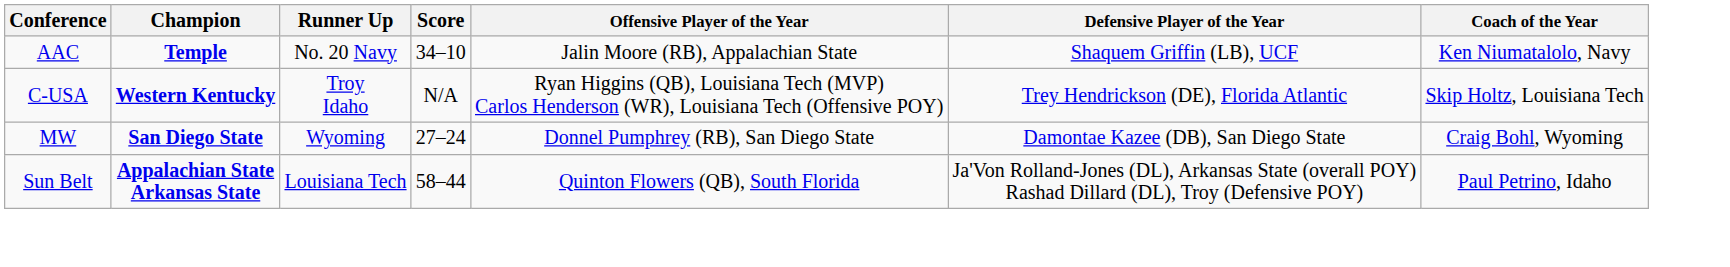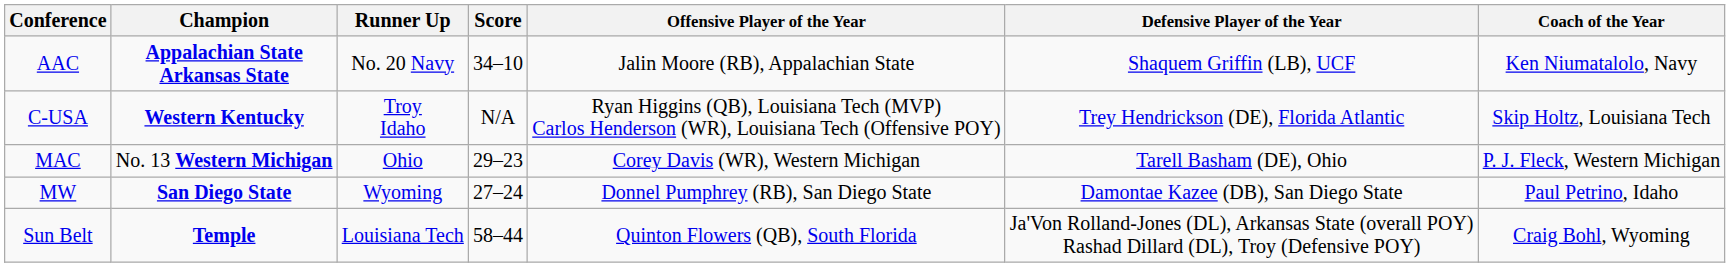(196, 52) Temple -> (224, 63) Appalachian State Arkansas State
+ row: (58, 160)
(1535, 138) Craig Bohl, Wyoming -> (1601, 192) Paul Petrino, Idaho
(196, 180) Appalachian State Arkansas State -> (224, 235) Temple
(1535, 180) Paul Petrino, Idaho -> (1601, 235) Craig Bohl, Wyoming
